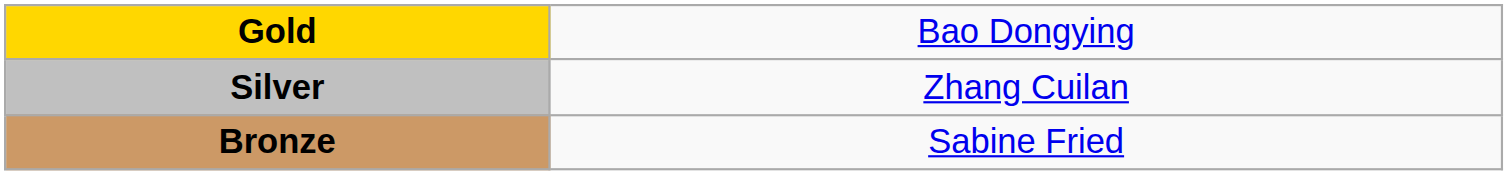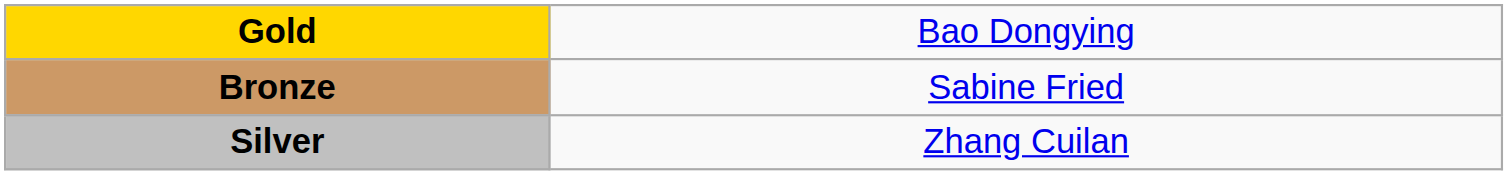rows swapped: (277, 86) <-> (277, 141)
